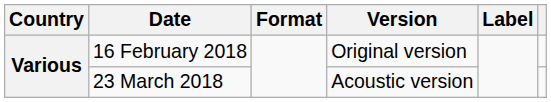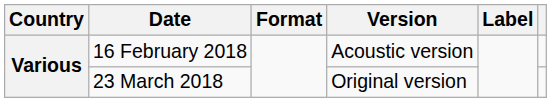(399, 50) Original version -> (402, 50) Acoustic version
(402, 81) Acoustic version -> (399, 81) Original version
